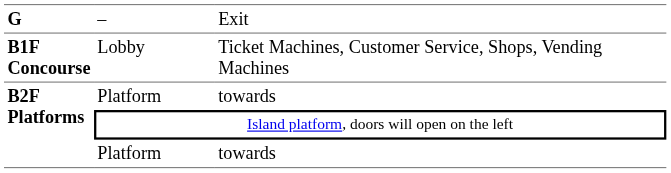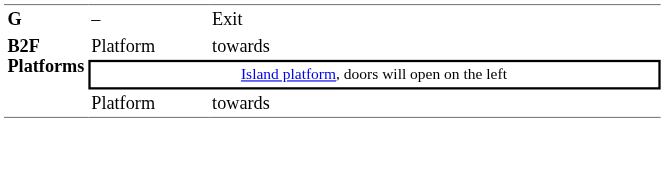- row: (121, 47)
